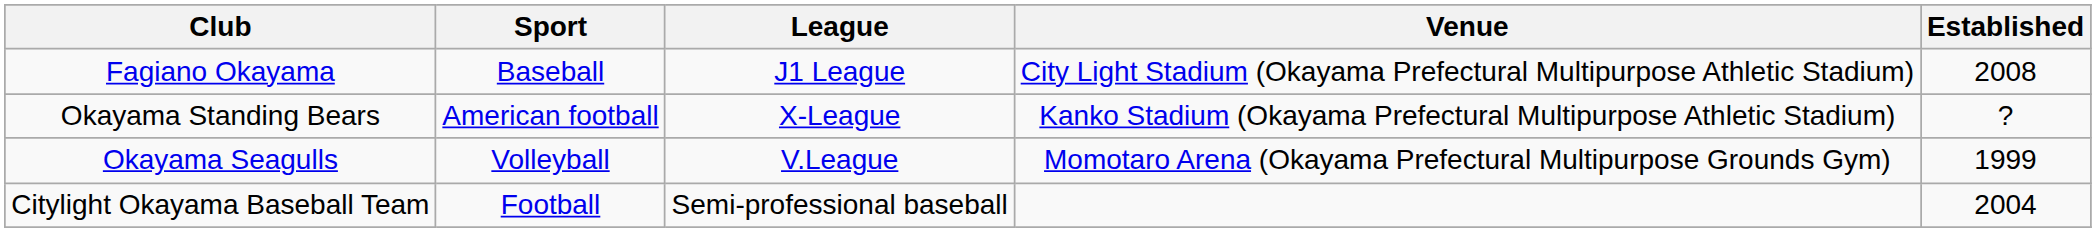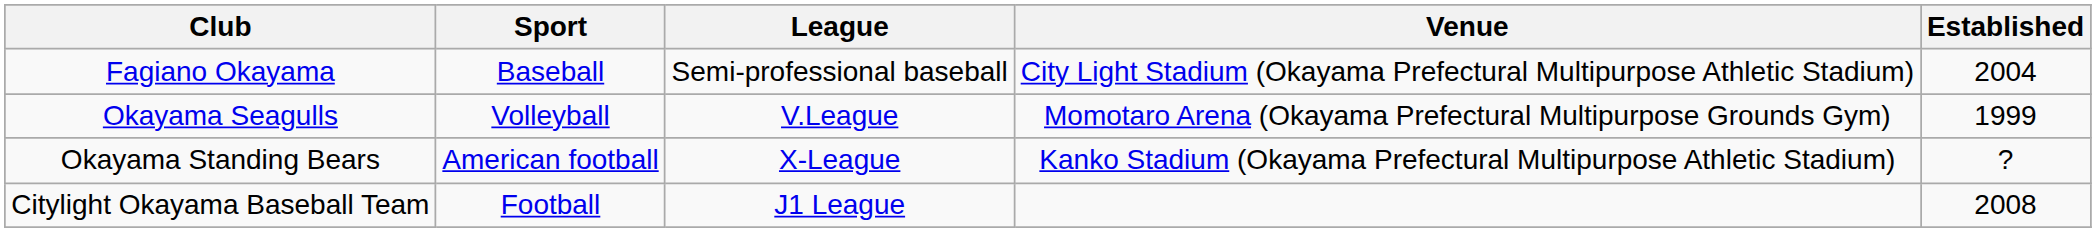(840, 71) J1 League -> (840, 71) Semi-professional baseball
(2005, 71) 2008 -> (2005, 71) 2004
rows swapped: (220, 159) <-> (220, 115)
(840, 204) Semi-professional baseball -> (840, 204) J1 League
(2005, 204) 2004 -> (2005, 204) 2008
